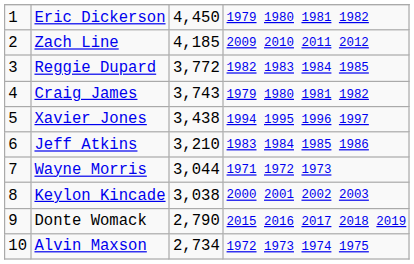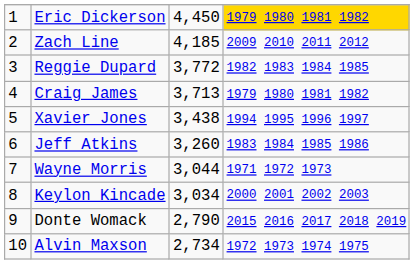(298, 17) no background -> (298, 17) gold background
(196, 94) 3,743 -> (196, 94) 3,713
(196, 144) 3,210 -> (196, 144) 3,260
(196, 195) 3,038 -> (196, 195) 3,034
